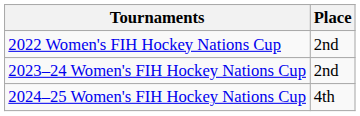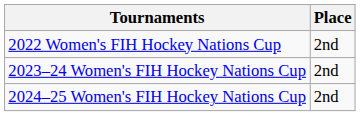(324, 96) 4th -> (326, 96) 2nd
